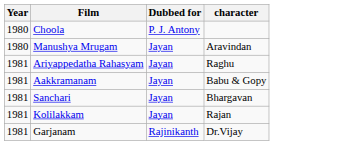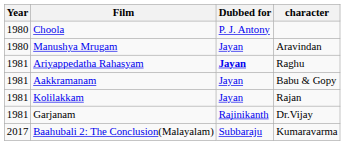(161, 64) normal -> (232, 64) bold
- row: (52, 98)
+ row: (123, 132)
